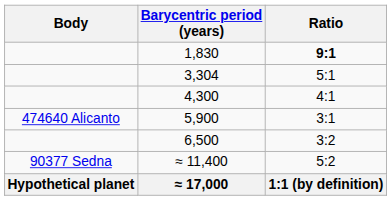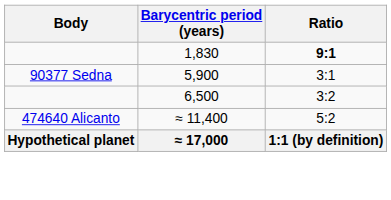- row: (201, 75)
- row: (201, 97)
(71, 118) 474640 Alicanto -> (71, 75) 90377 Sedna
(71, 162) 90377 Sedna -> (71, 118) 474640 Alicanto
